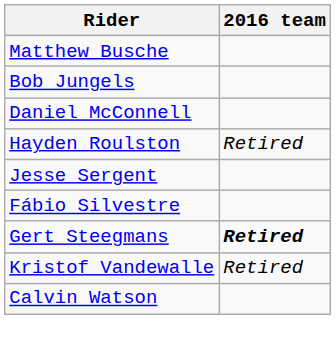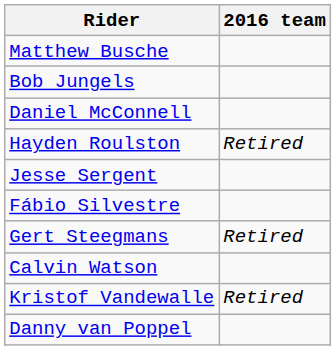(263, 237) bold -> (263, 237) normal
rows swapped: (112, 268) <-> (83, 299)
+ row: (100, 330)
